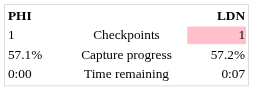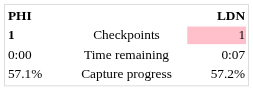(11, 35) normal -> (11, 35) bold
rows swapped: (126, 54) <-> (126, 74)
